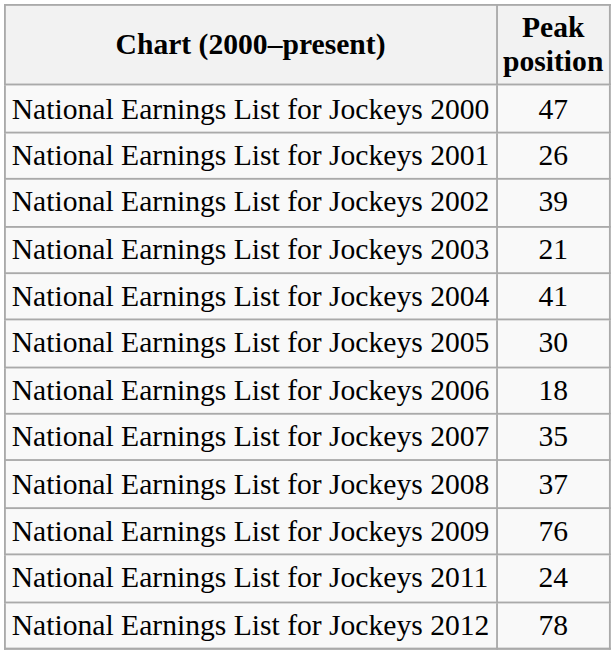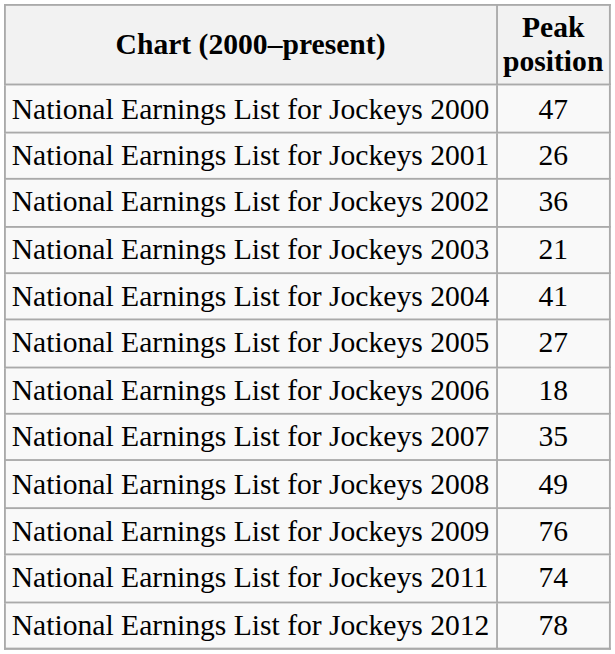(553, 202) 39 -> (553, 202) 36
(553, 342) 30 -> (553, 342) 27
(553, 483) 37 -> (553, 483) 49
(553, 577) 24 -> (553, 577) 74
